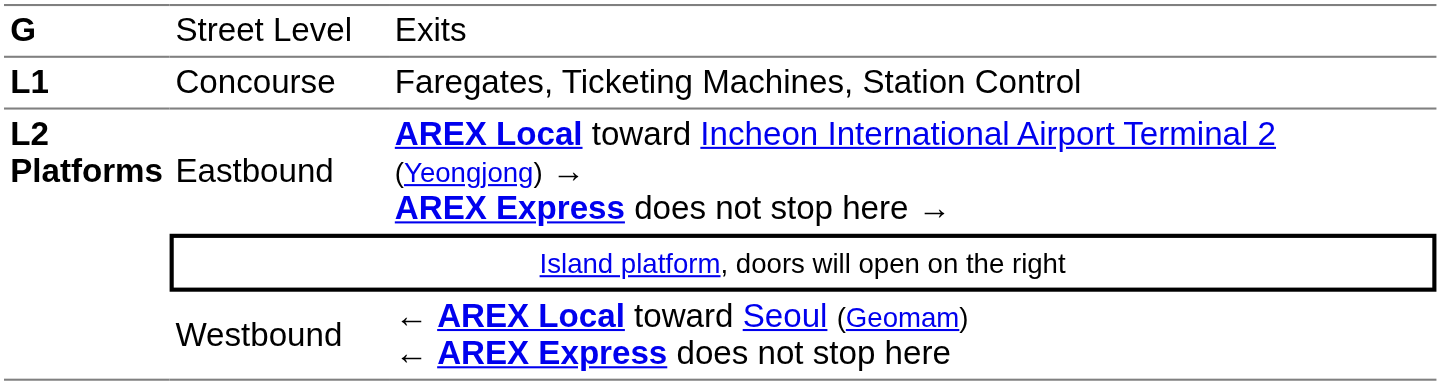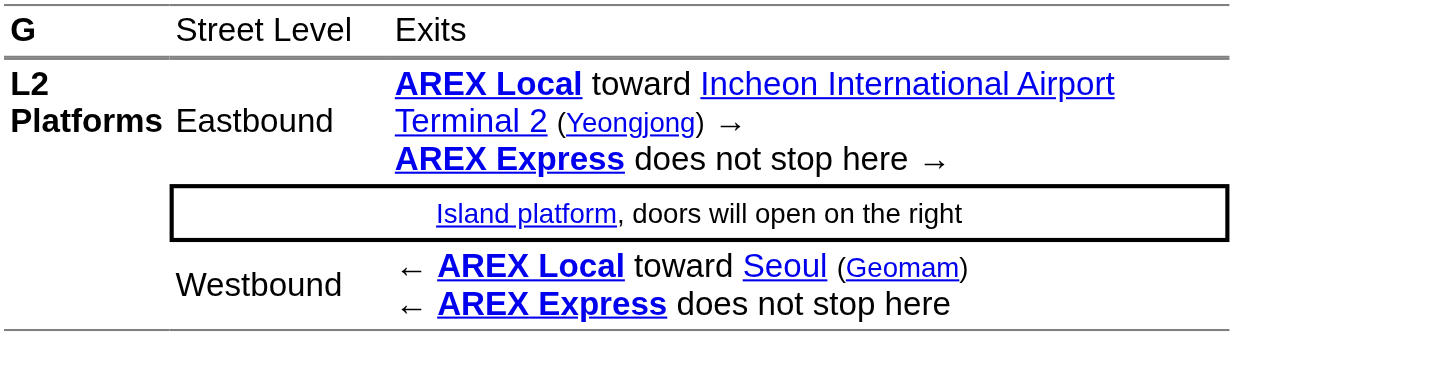- row: (255, 82)
